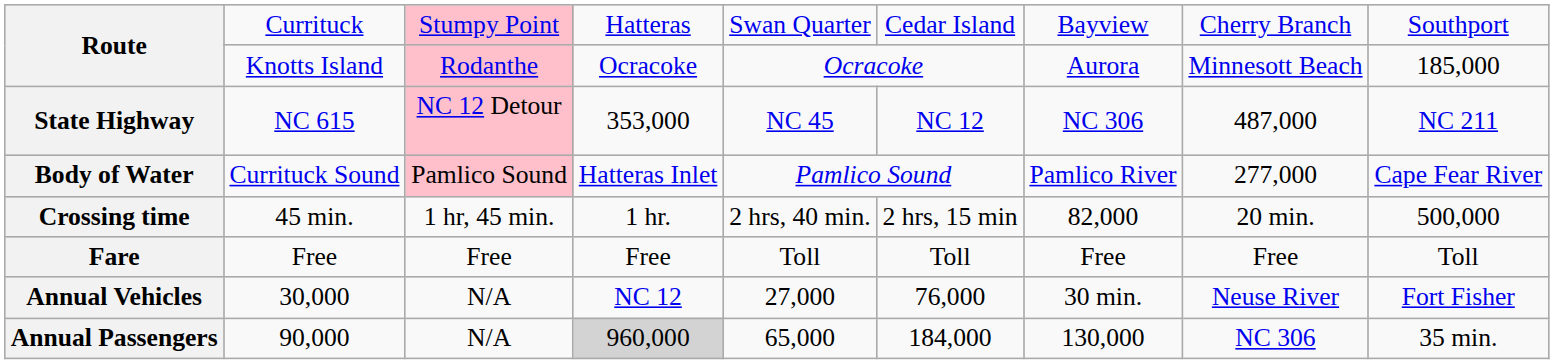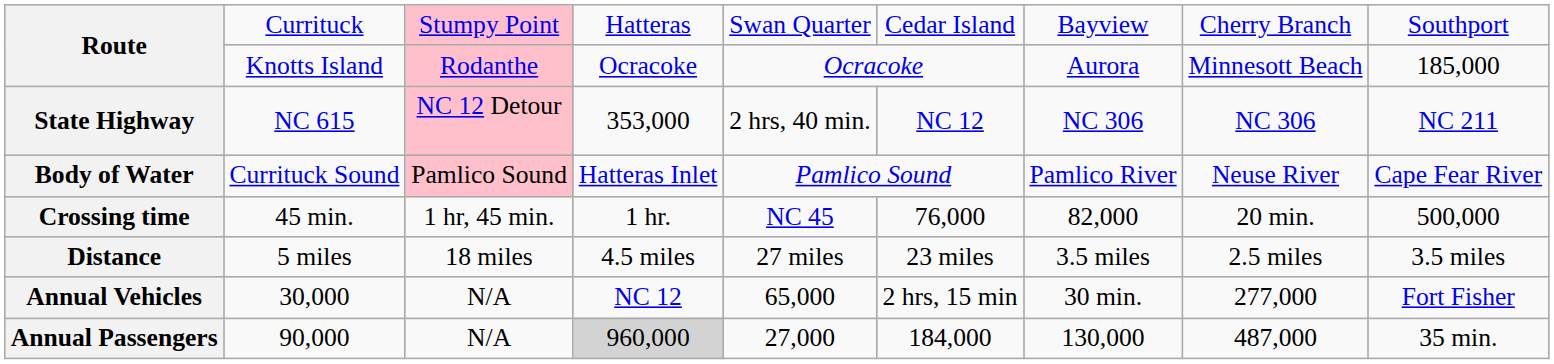(800, 120) NC 45 -> (800, 120) 2 hrs, 40 min.
(1276, 120) 487,000 -> (1275, 120) NC 306
(1276, 175) 277,000 -> (1276, 175) Neuse River
(800, 216) 2 hrs, 40 min. -> (800, 216) NC 45
(950, 216) 2 hrs, 15 min -> (950, 216) 76,000
+ row: (114, 256)
- row: (114, 256)
(800, 297) 27,000 -> (800, 297) 65,000
(950, 297) 76,000 -> (950, 297) 2 hrs, 15 min
(1276, 297) Neuse River -> (1276, 297) 277,000
(800, 337) 65,000 -> (800, 337) 27,000
(1275, 337) NC 306 -> (1276, 337) 487,000
